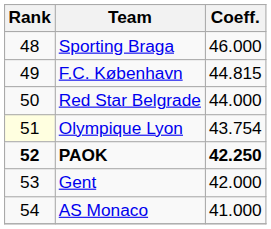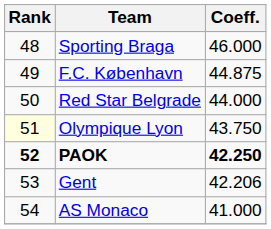(235, 73) 44.815 -> (235, 73) 44.875
(235, 127) 43.754 -> (235, 127) 43.750
(235, 182) 42.000 -> (235, 182) 42.206
